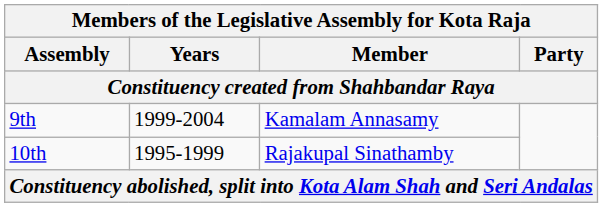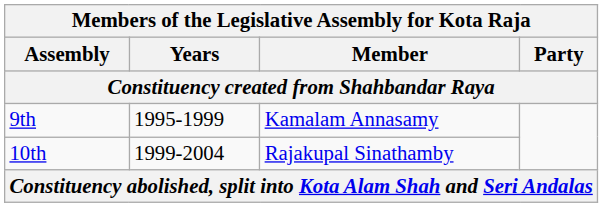(179, 119) 1999-2004 -> (179, 119) 1995-1999
(179, 152) 1995-1999 -> (179, 152) 1999-2004
